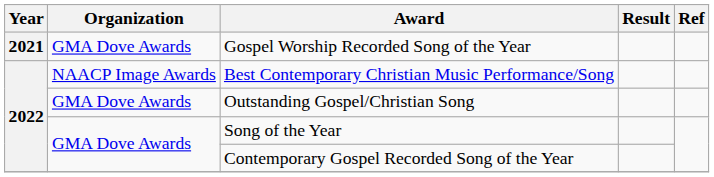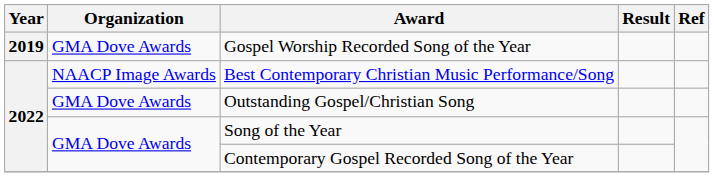(26, 46) 2021 -> (26, 46) 2019
